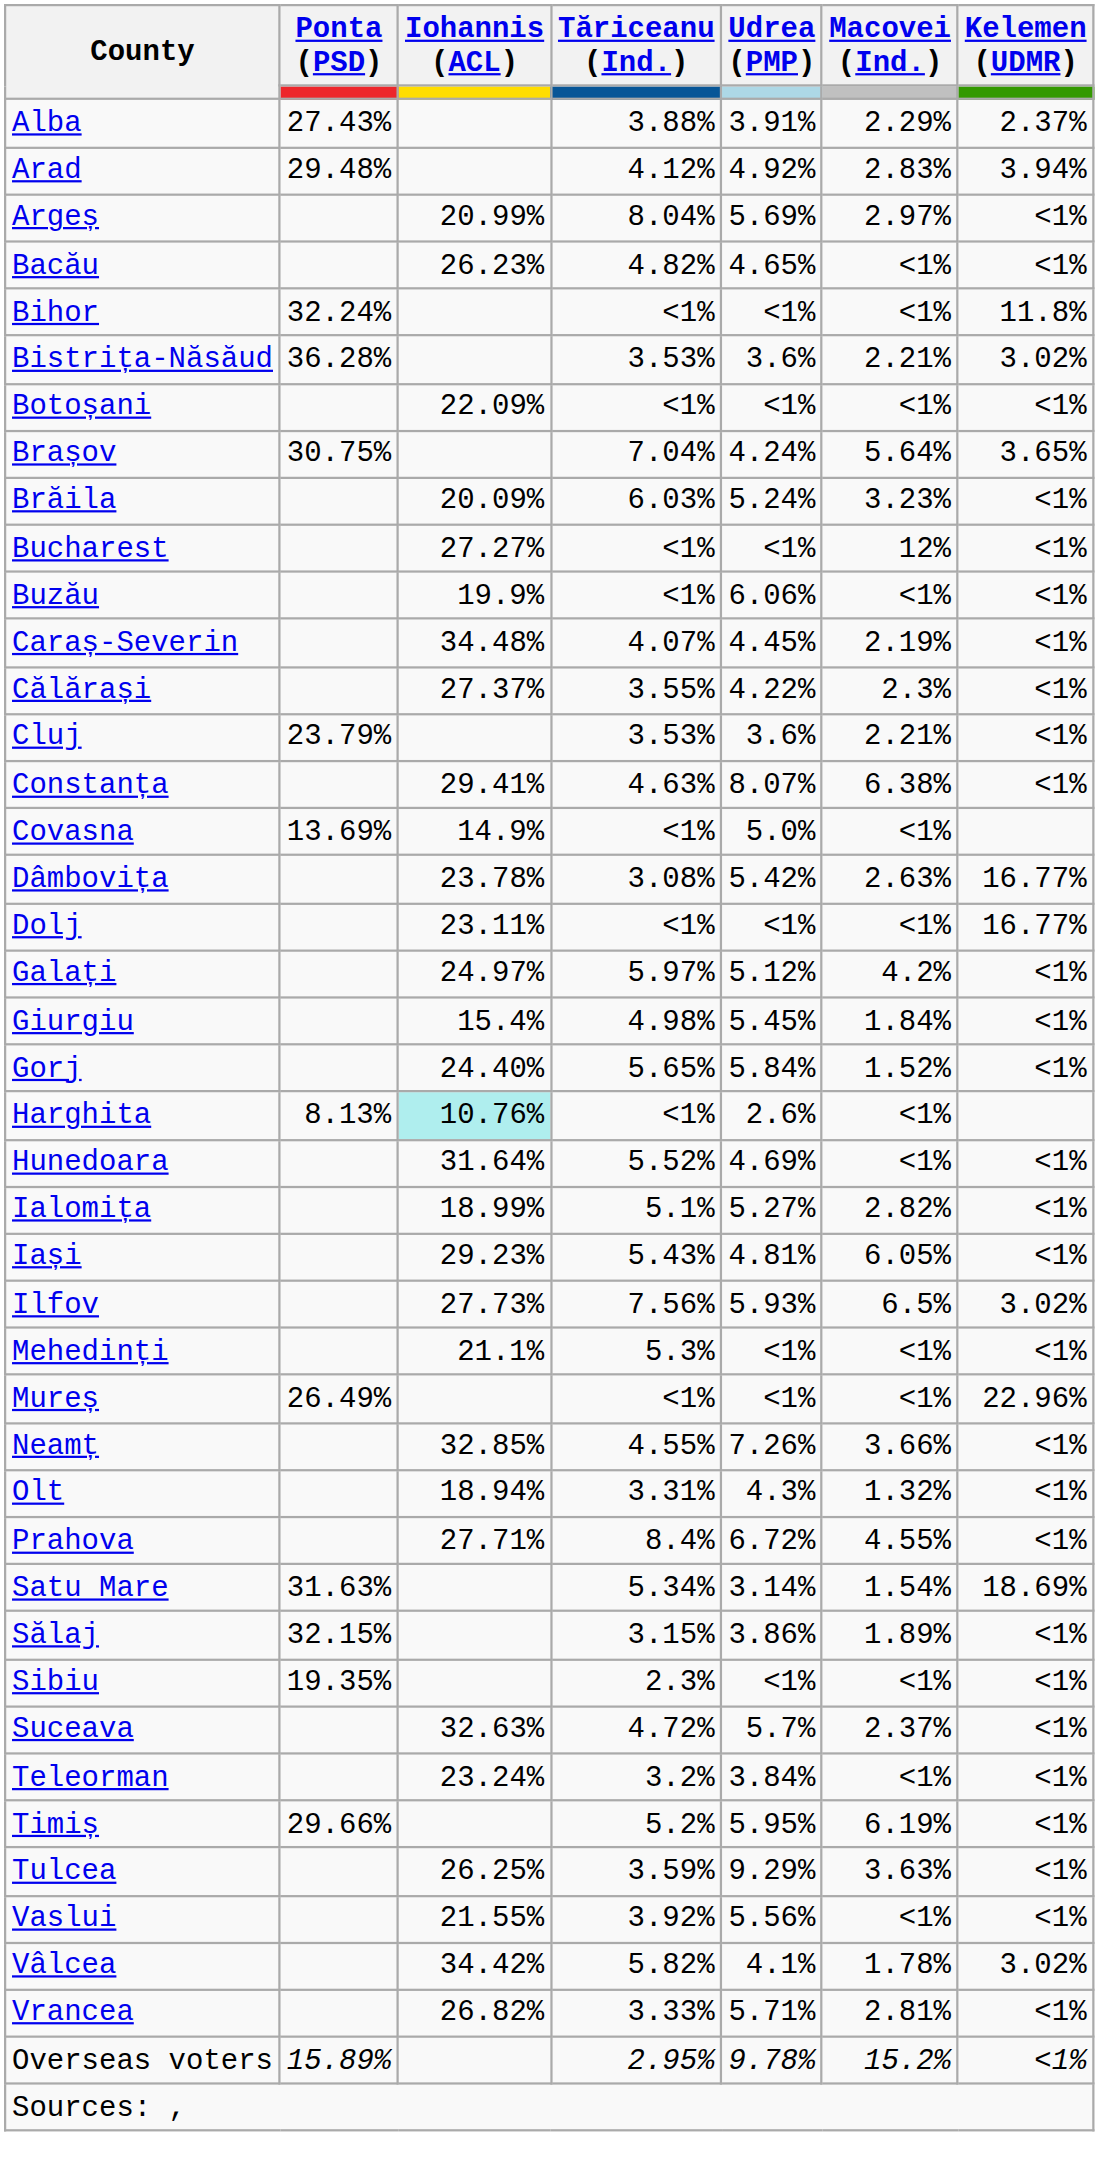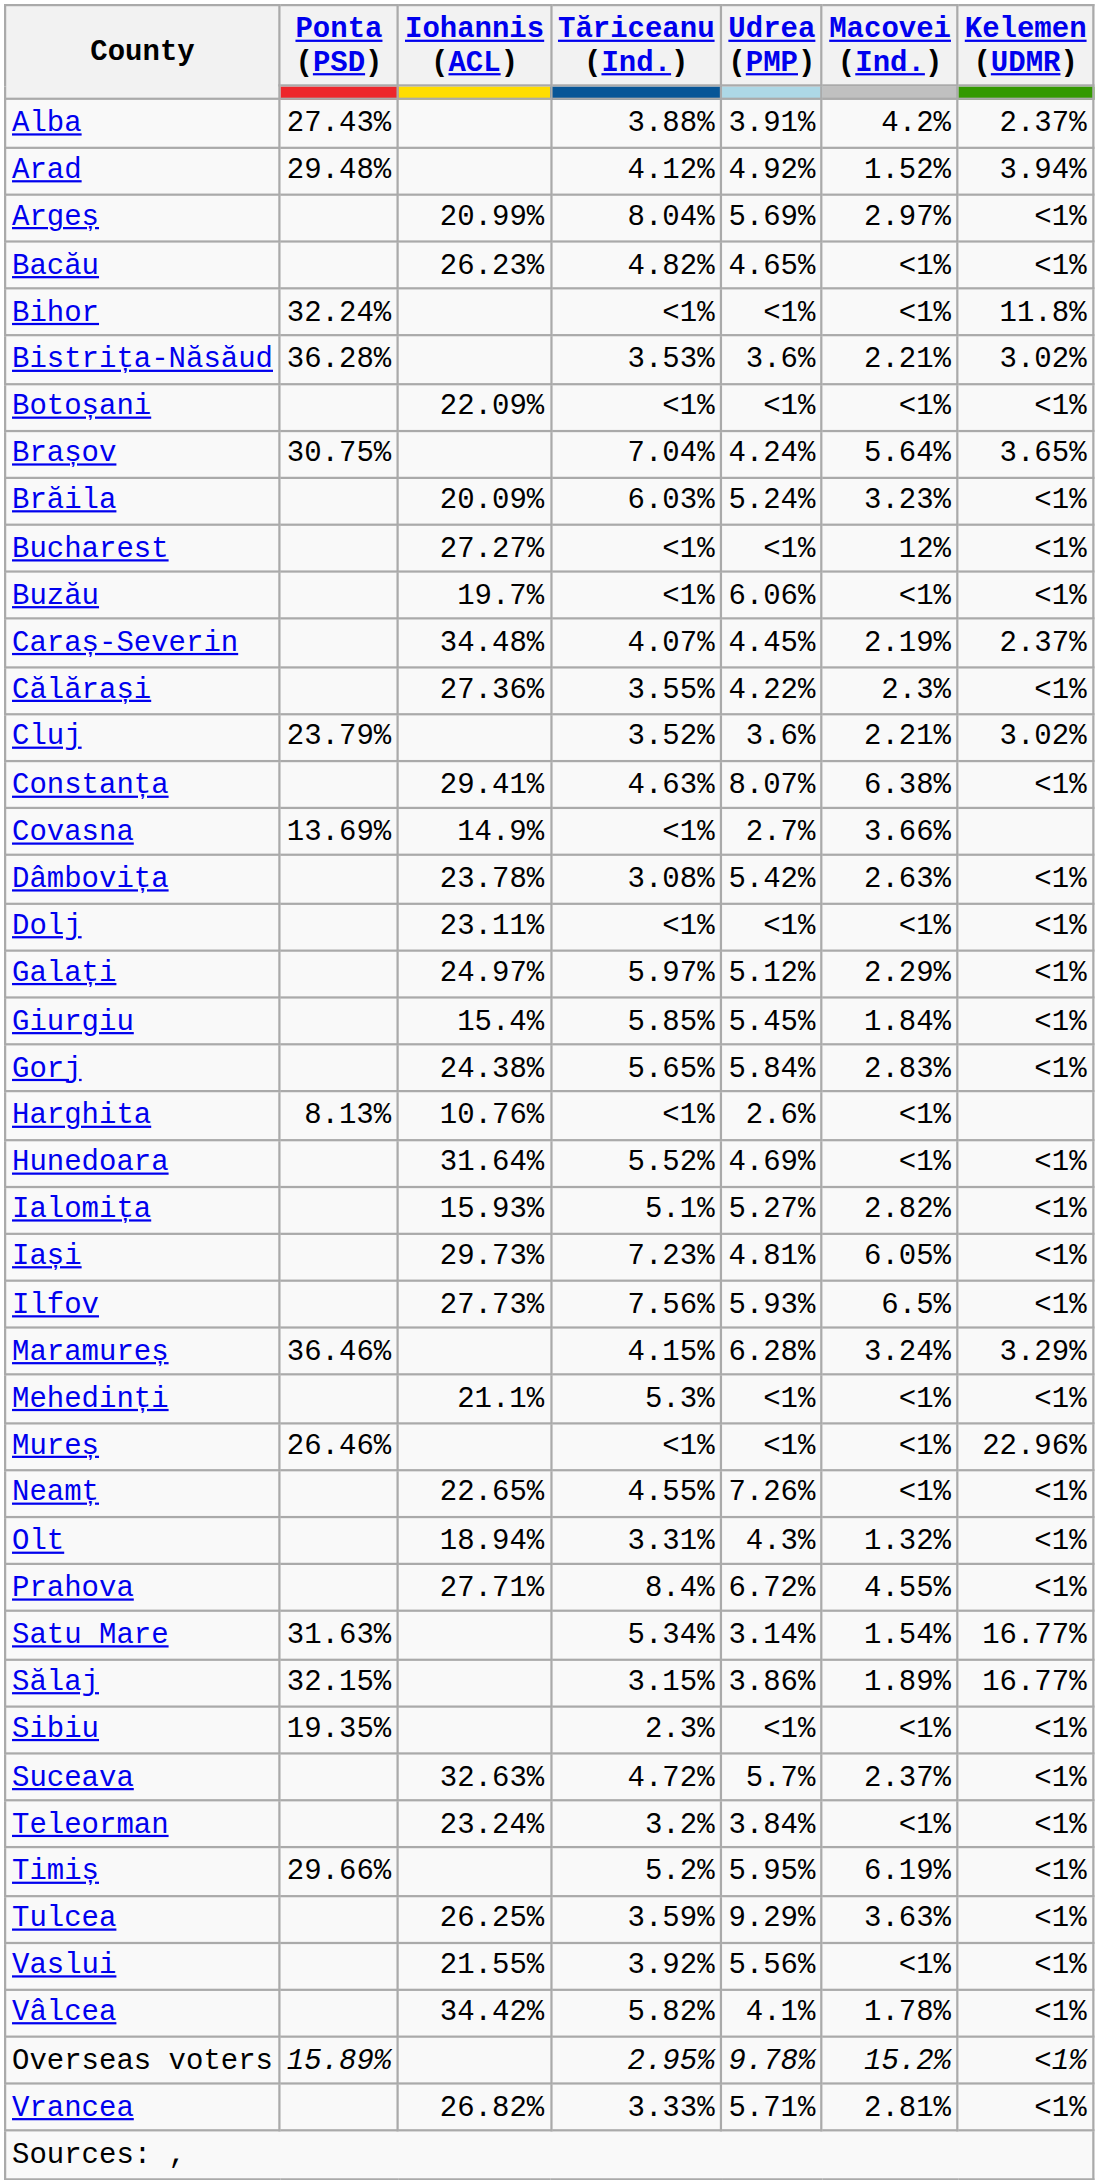(907, 123) 2.29% -> (916, 123) 4.2%
(907, 170) 2.83% -> (907, 170) 1.52%
(501, 596) 19.9% -> (501, 596) 19.7%
(1060, 643) <1% -> (1043, 643) 2.37%
(492, 690) 27.37% -> (492, 690) 27.36%
(671, 737) 3.53% -> (671, 737) 3.52%
(1060, 737) <1% -> (1043, 737) 3.02%
(781, 832) 5.0% -> (781, 832) 2.7%
(925, 832) <1% -> (907, 832) 3.66%
(1034, 879) 16.77% -> (1060, 879) <1%
(1034, 926) 16.77% -> (1060, 926) <1%
(916, 974) 4.2% -> (907, 974) 2.29%
(671, 1021) 4.98% -> (671, 1021) 5.85%
(492, 1068) 24.40% -> (492, 1068) 24.38%
(907, 1068) 1.52% -> (907, 1068) 2.83%
(492, 1115) paleturquoise background -> (492, 1115) no background
(492, 1210) 18.99% -> (492, 1210) 15.93%
(492, 1257) 29.23% -> (492, 1257) 29.73%
(671, 1257) 5.43% -> (671, 1257) 7.23%
(1043, 1304) 3.02% -> (1060, 1304) <1%
+ row: (90, 1352)
(339, 1399) 26.49% -> (339, 1446) 26.46%
(492, 1446) 32.85% -> (492, 1493) 22.65%
(907, 1446) 3.66% -> (925, 1493) <1%
(1034, 1588) 18.69% -> (1034, 1635) 16.77%
(1060, 1635) <1% -> (1034, 1682) 16.77%
(1043, 1966) 3.02% -> (1060, 2013) <1%
rows swapped: (73, 2013) <-> (143, 2060)
